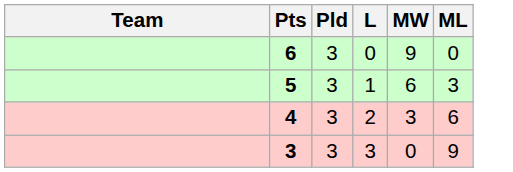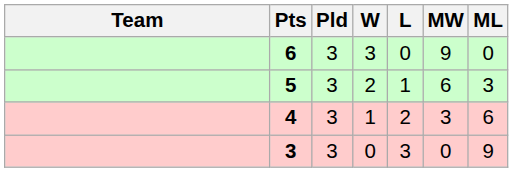+ column: (370, 20)
